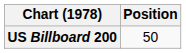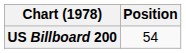(150, 37) 50 -> (150, 37) 54
